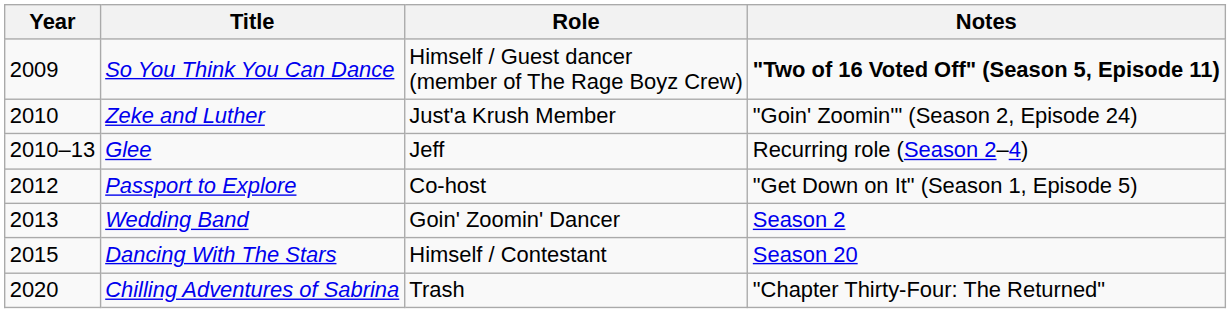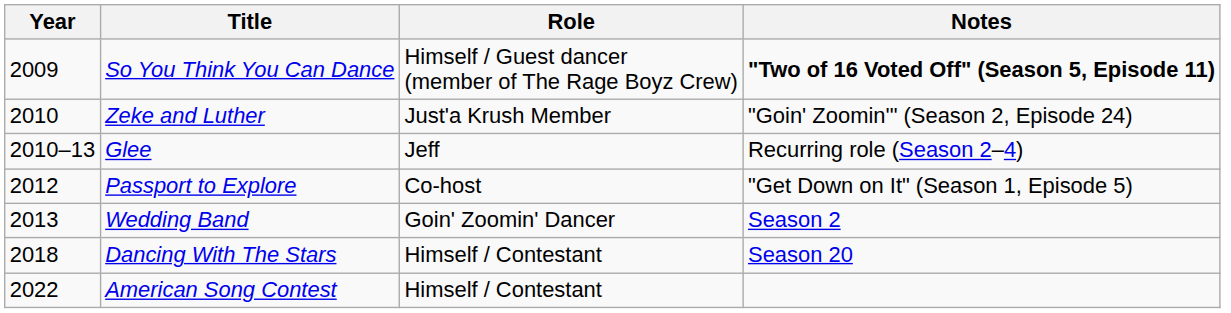(34, 255) 2015 -> (34, 255) 2018
- row: (252, 289)
+ row: (221, 289)
